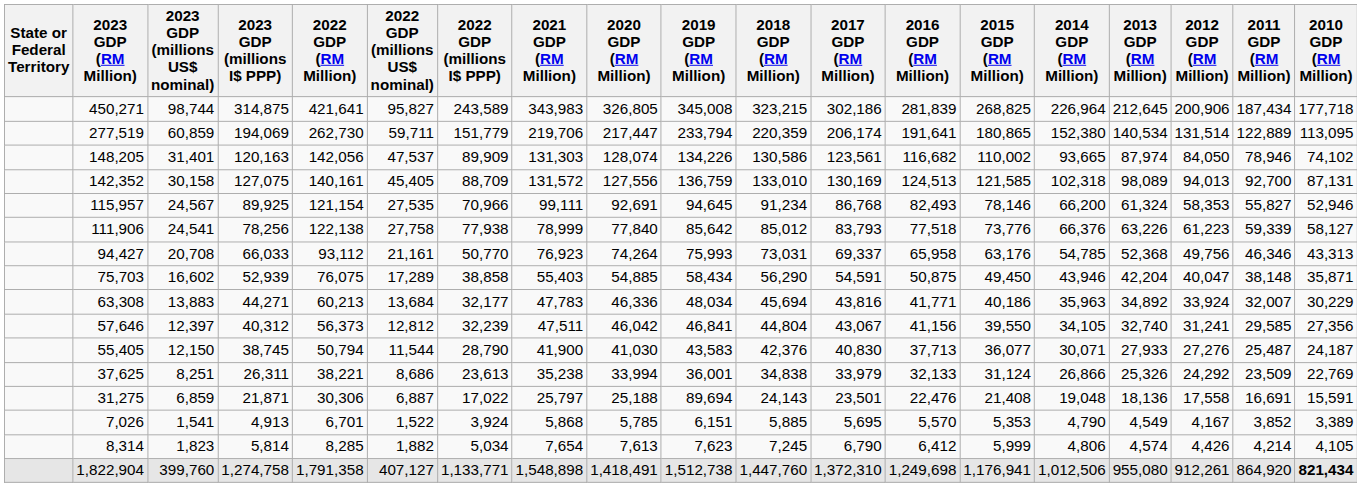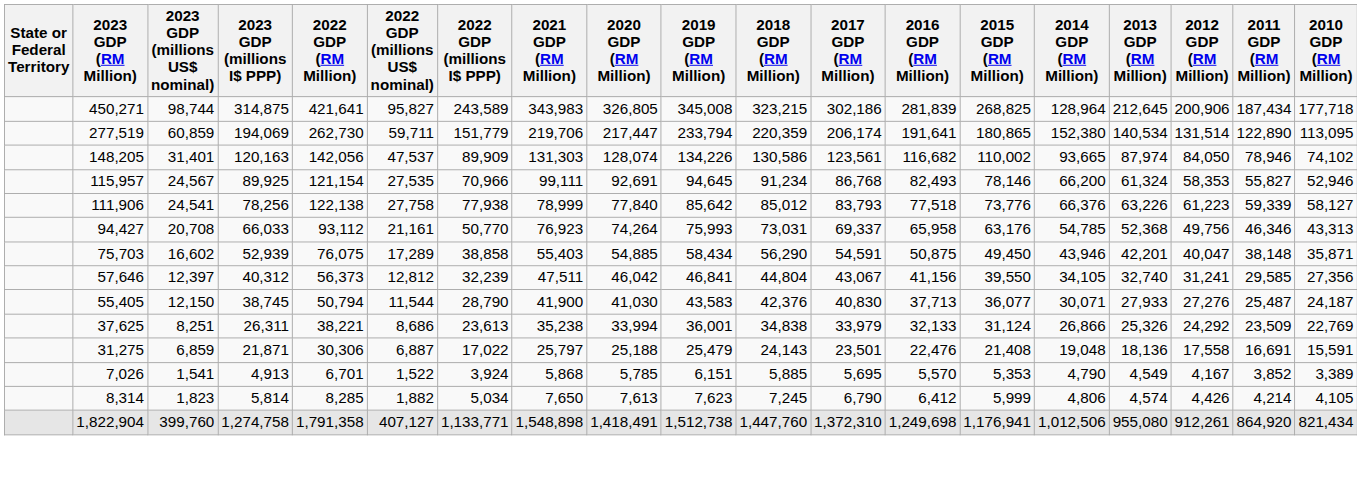(1078, 109) 226,964 -> (1078, 109) 128,964
(1264, 133) 122,889 -> (1264, 133) 122,890
- row: (117, 181)
(1144, 277) 42,204 -> (1144, 253) 42,201
- row: (121, 301)
(709, 398) 89,694 -> (709, 350) 25,479
(564, 446) 7,654 -> (564, 398) 7,650
(1326, 470) bold -> (1326, 422) normal
